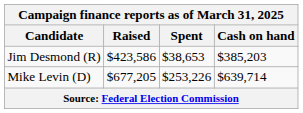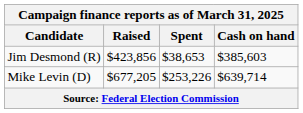(131, 56) $423,586 -> (131, 56) $423,856
(242, 56) $385,203 -> (242, 56) $385,603
